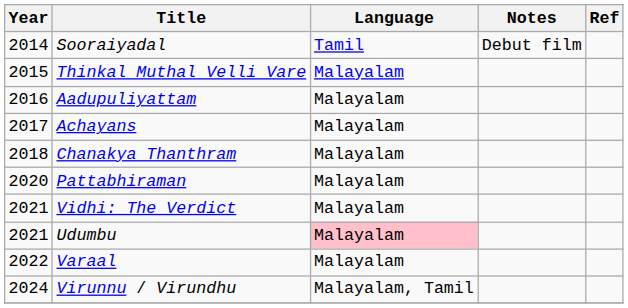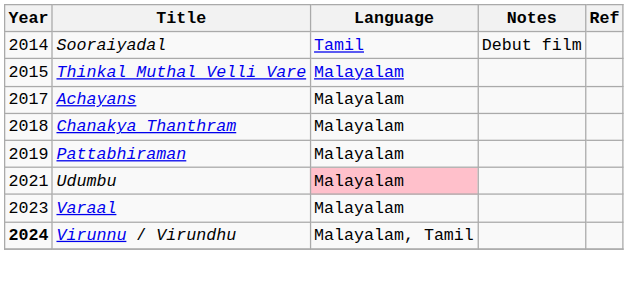- row: (126, 100)
(29, 181) 2020 -> (29, 154) 2019
- row: (146, 208)
(29, 262) 2022 -> (29, 208) 2023
(29, 289) normal -> (29, 235) bold
